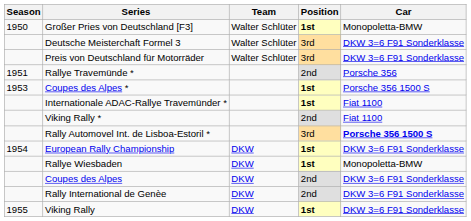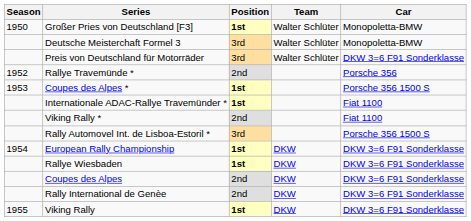columns swapped: (320, 12) <-> (264, 12)
(404, 42) DKW 3=6 F91 Sonderklasse -> (383, 42) Monopoletta-BMW
(17, 73) 1951 -> (17, 73) 1952
(388, 133) bold -> (386, 133) normal
(383, 164) Monopoletta-BMW -> (404, 164) DKW 3=6 F91 Sonderklasse
